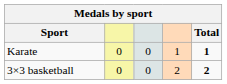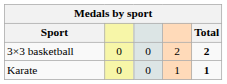rows swapped: (40, 70) <-> (22, 51)
